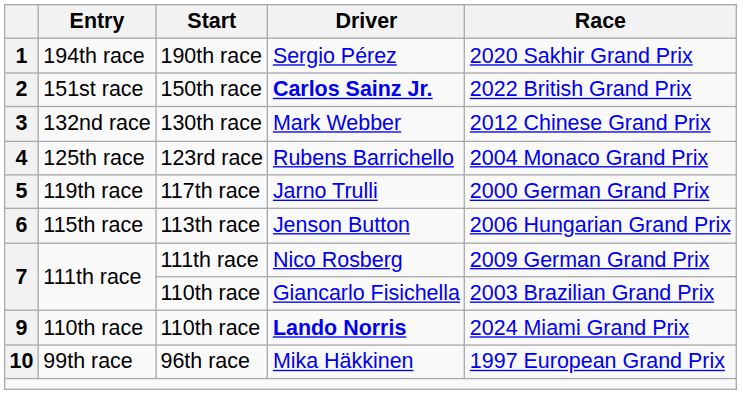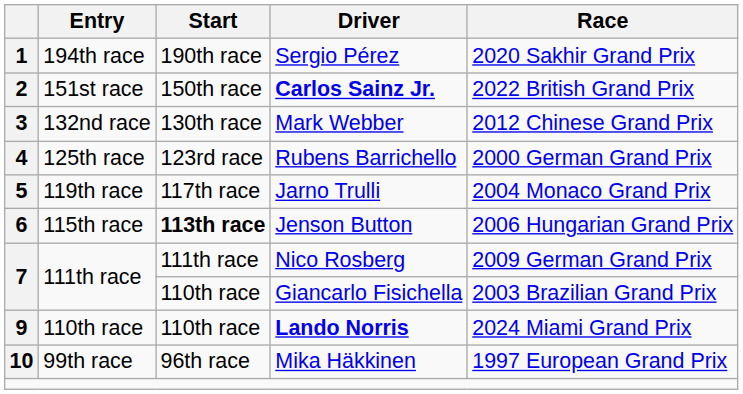(589, 157) 2004 Monaco Grand Prix -> (592, 157) 2000 German Grand Prix
(590, 191) 2000 German Grand Prix -> (591, 191) 2004 Monaco Grand Prix
(210, 225) normal -> (213, 225) bold
